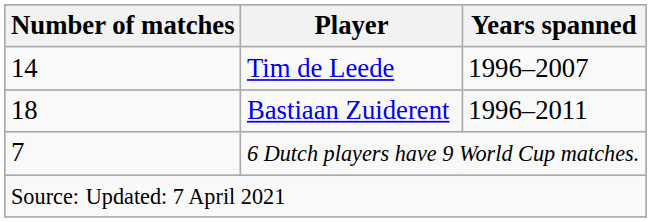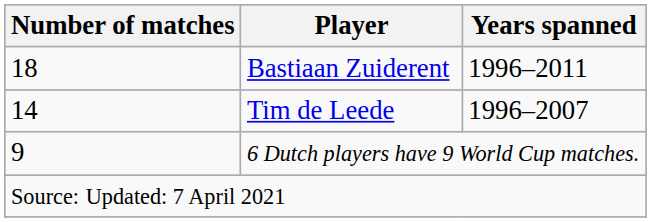rows swapped: (348, 110) <-> (321, 68)
(18, 152) 7 -> (18, 152) 9
